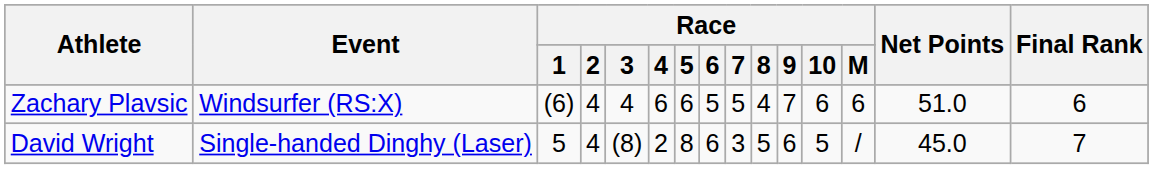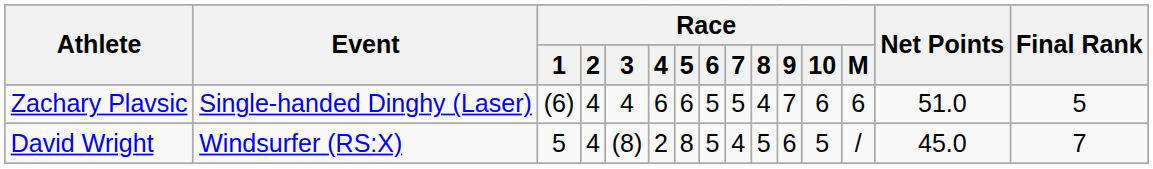(301, 104) Windsurfer (RS:X) -> (366, 104) Single-handed Dinghy (Laser)
(1079, 104) 6 -> (1079, 104) 5
(366, 144) Single-handed Dinghy (Laser) -> (301, 144) Windsurfer (RS:X)
(712, 144) 6 -> (712, 144) 5
(738, 144) 3 -> (738, 144) 4
